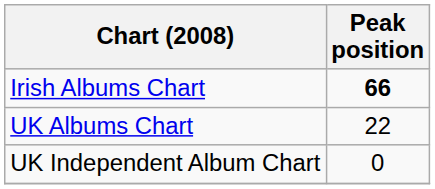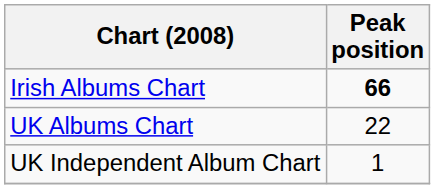(378, 163) 0 -> (378, 163) 1
